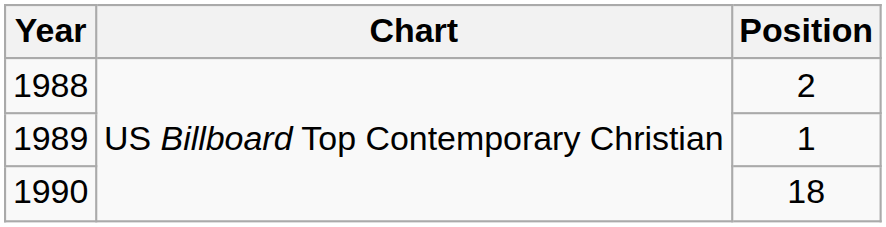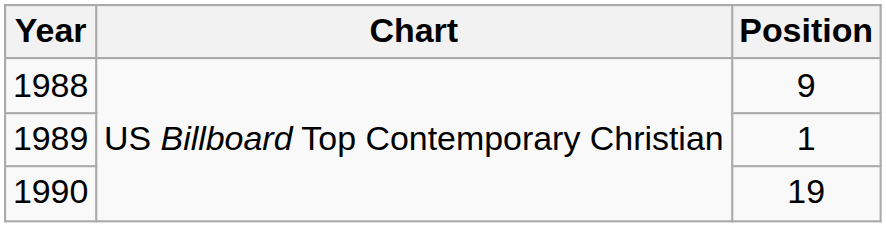(806, 85) 2 -> (806, 85) 9
(806, 192) 18 -> (806, 192) 19
